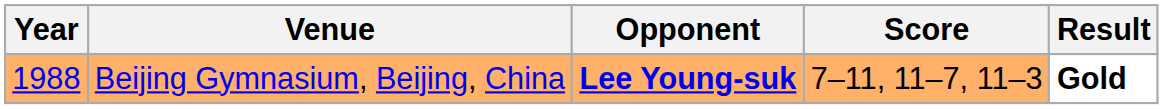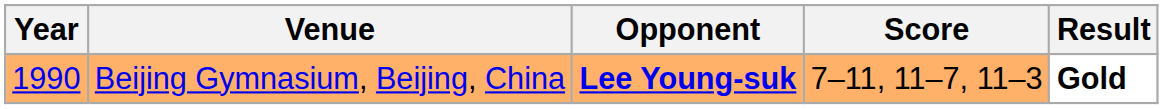(46, 78) 1988 -> (46, 78) 1990
